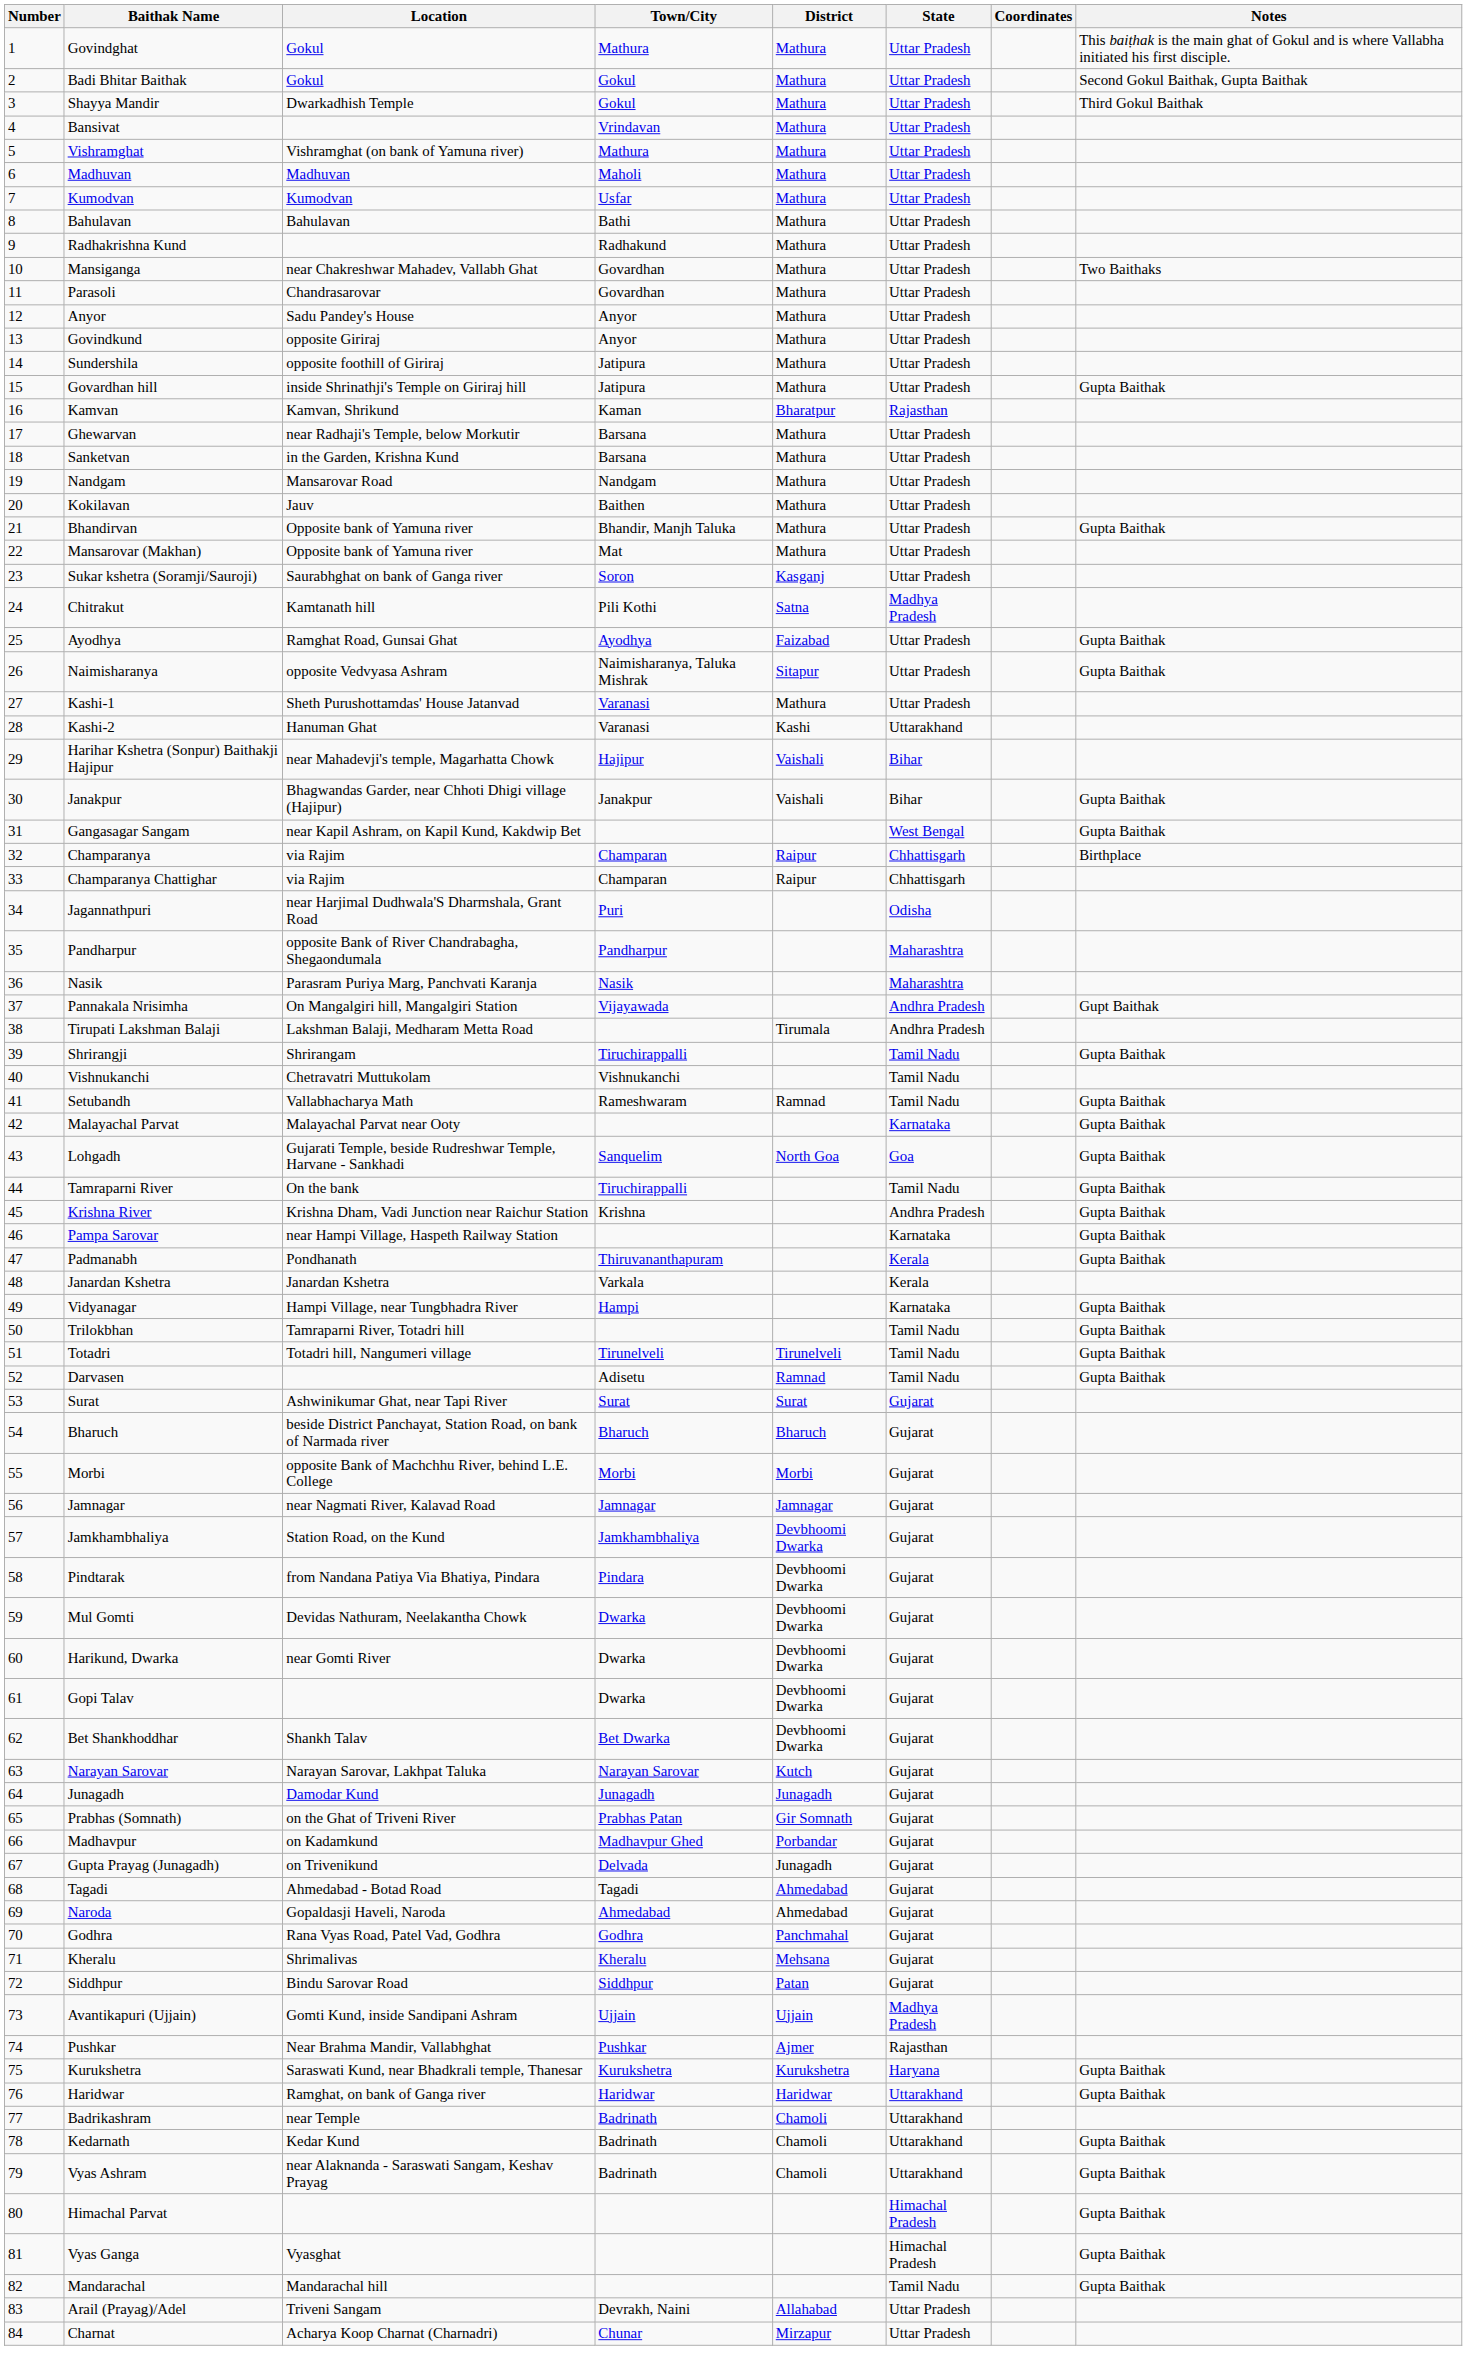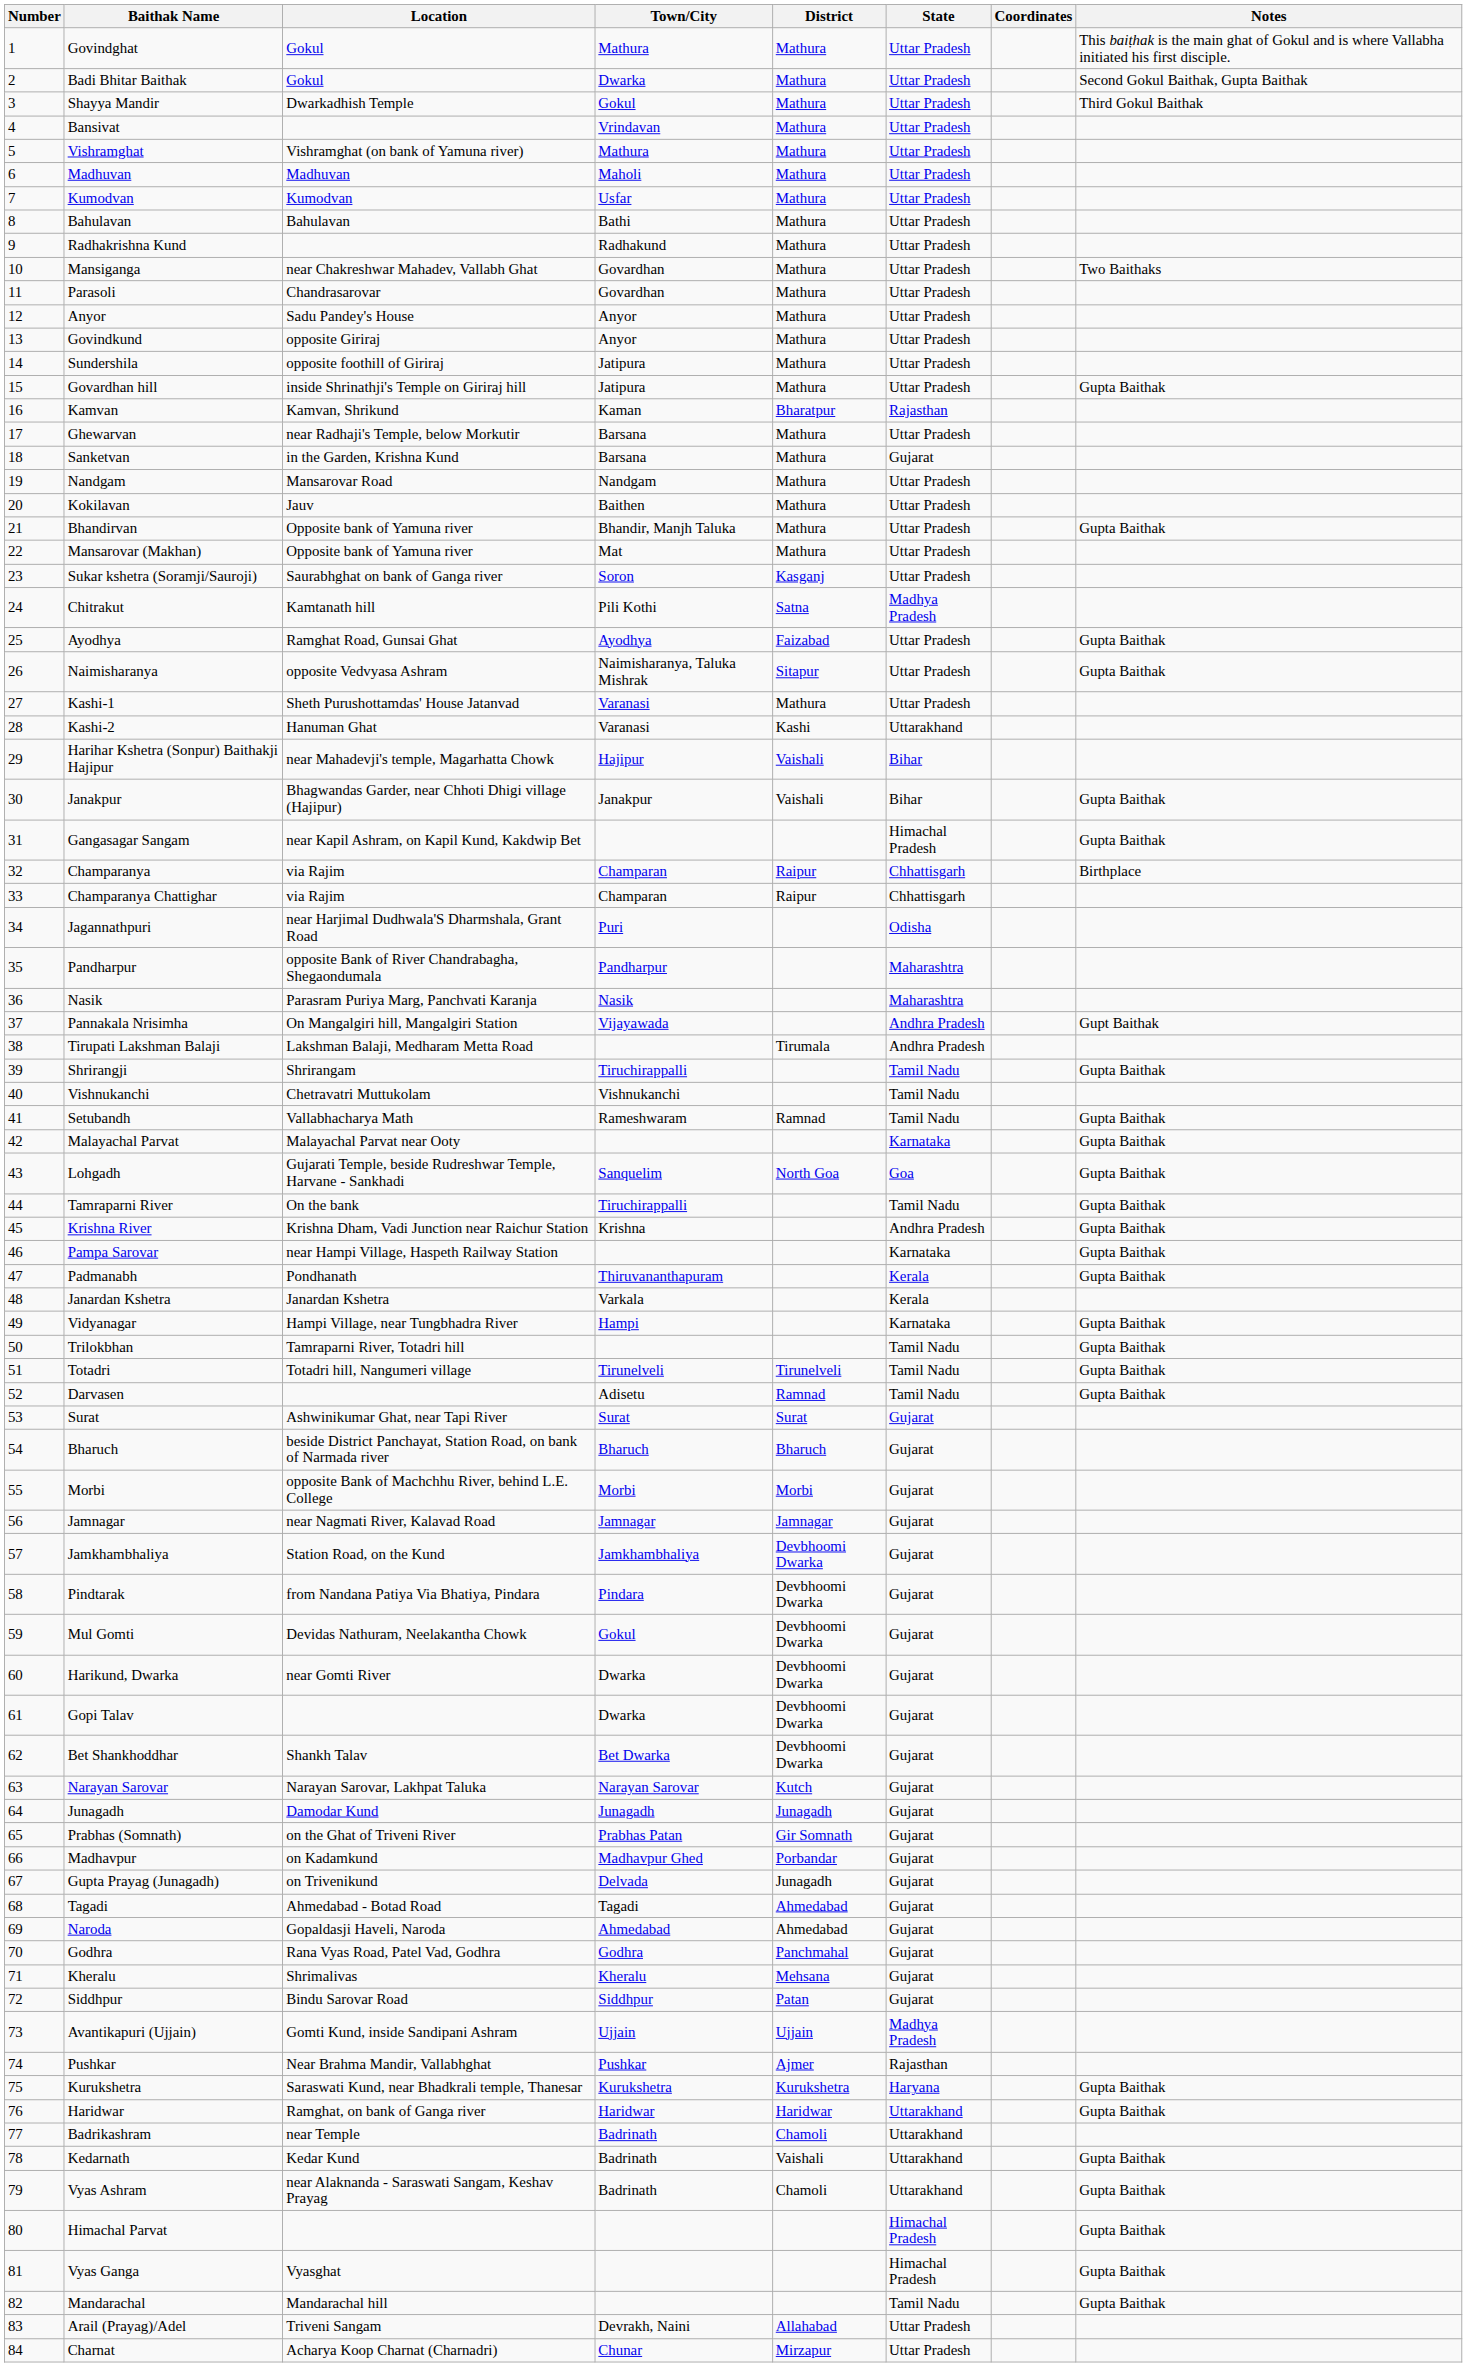(617, 80) Gokul -> (622, 80) Dwarka
(930, 457) Uttar Pradesh -> (911, 457) Gujarat
(927, 831) West Bengal -> (918, 839) Himachal Pradesh
(622, 1617) Dwarka -> (617, 1634) Gokul
(801, 2141) Chamoli -> (800, 2158) Vaishali
